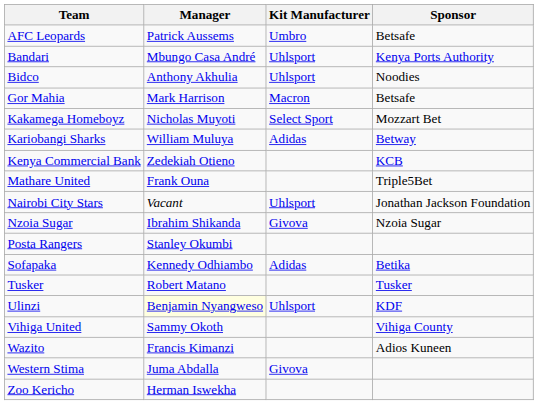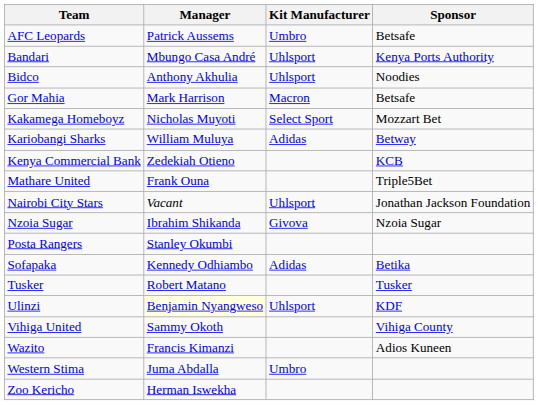(288, 368) Givova -> (288, 368) Umbro
